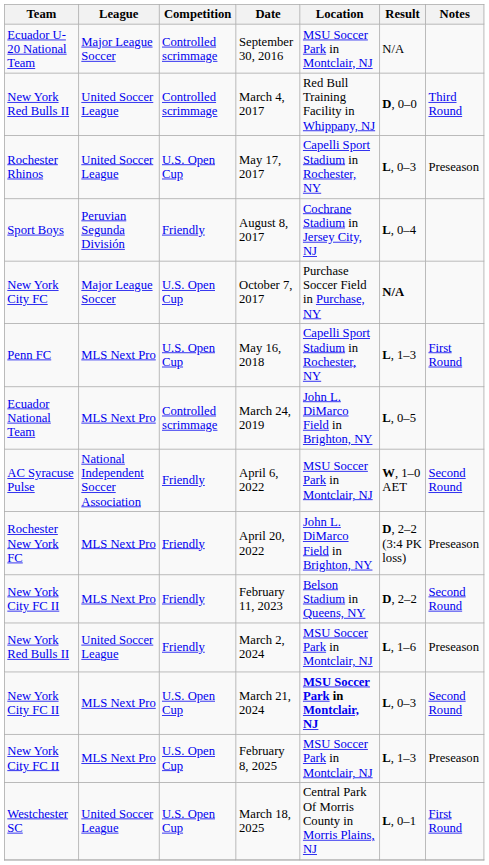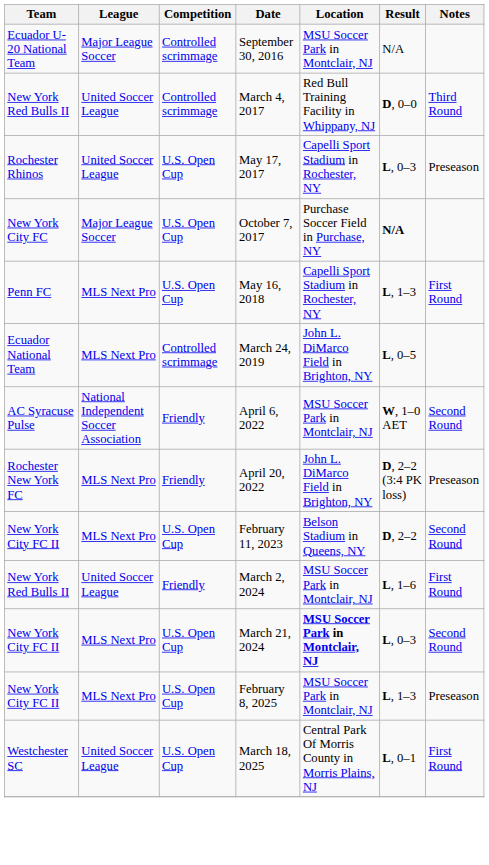- row: (264, 229)
(183, 598) Friendly -> (188, 536) U.S. Open Cup
(454, 647) Preseason -> (445, 584) First Round
